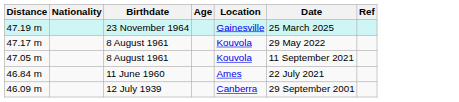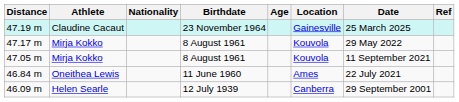+ column: (88, 12)
